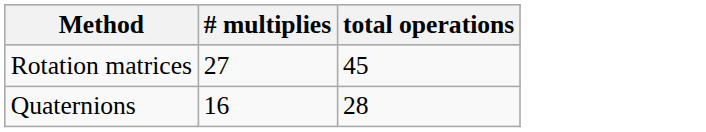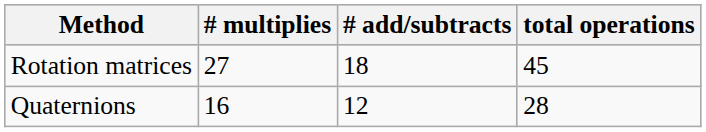+ column: (427, 24)
